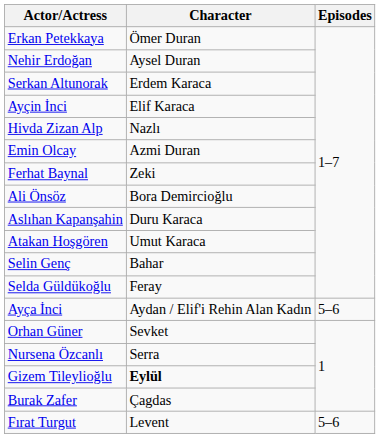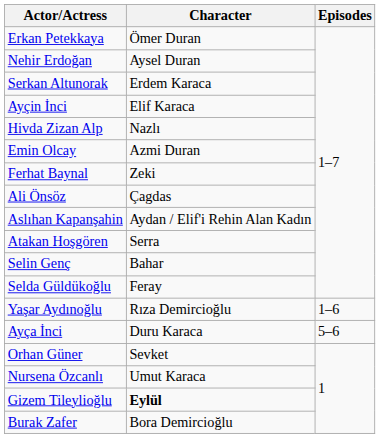(181, 196) Bora Demircioğlu -> (150, 196) Çagdas
(166, 219) Duru Karaca -> (220, 219) Aydan / Elif'i Rehin Alan Kadın
(168, 241) Umut Karaca -> (144, 241) Serra
+ row: (55, 309)
(220, 309) Aydan / Elif'i Rehin Alan Kadın -> (166, 331) Duru Karaca
(144, 354) Serra -> (168, 377) Umut Karaca
(150, 399) Çagdas -> (181, 422) Bora Demircioğlu
- row: (42, 422)
